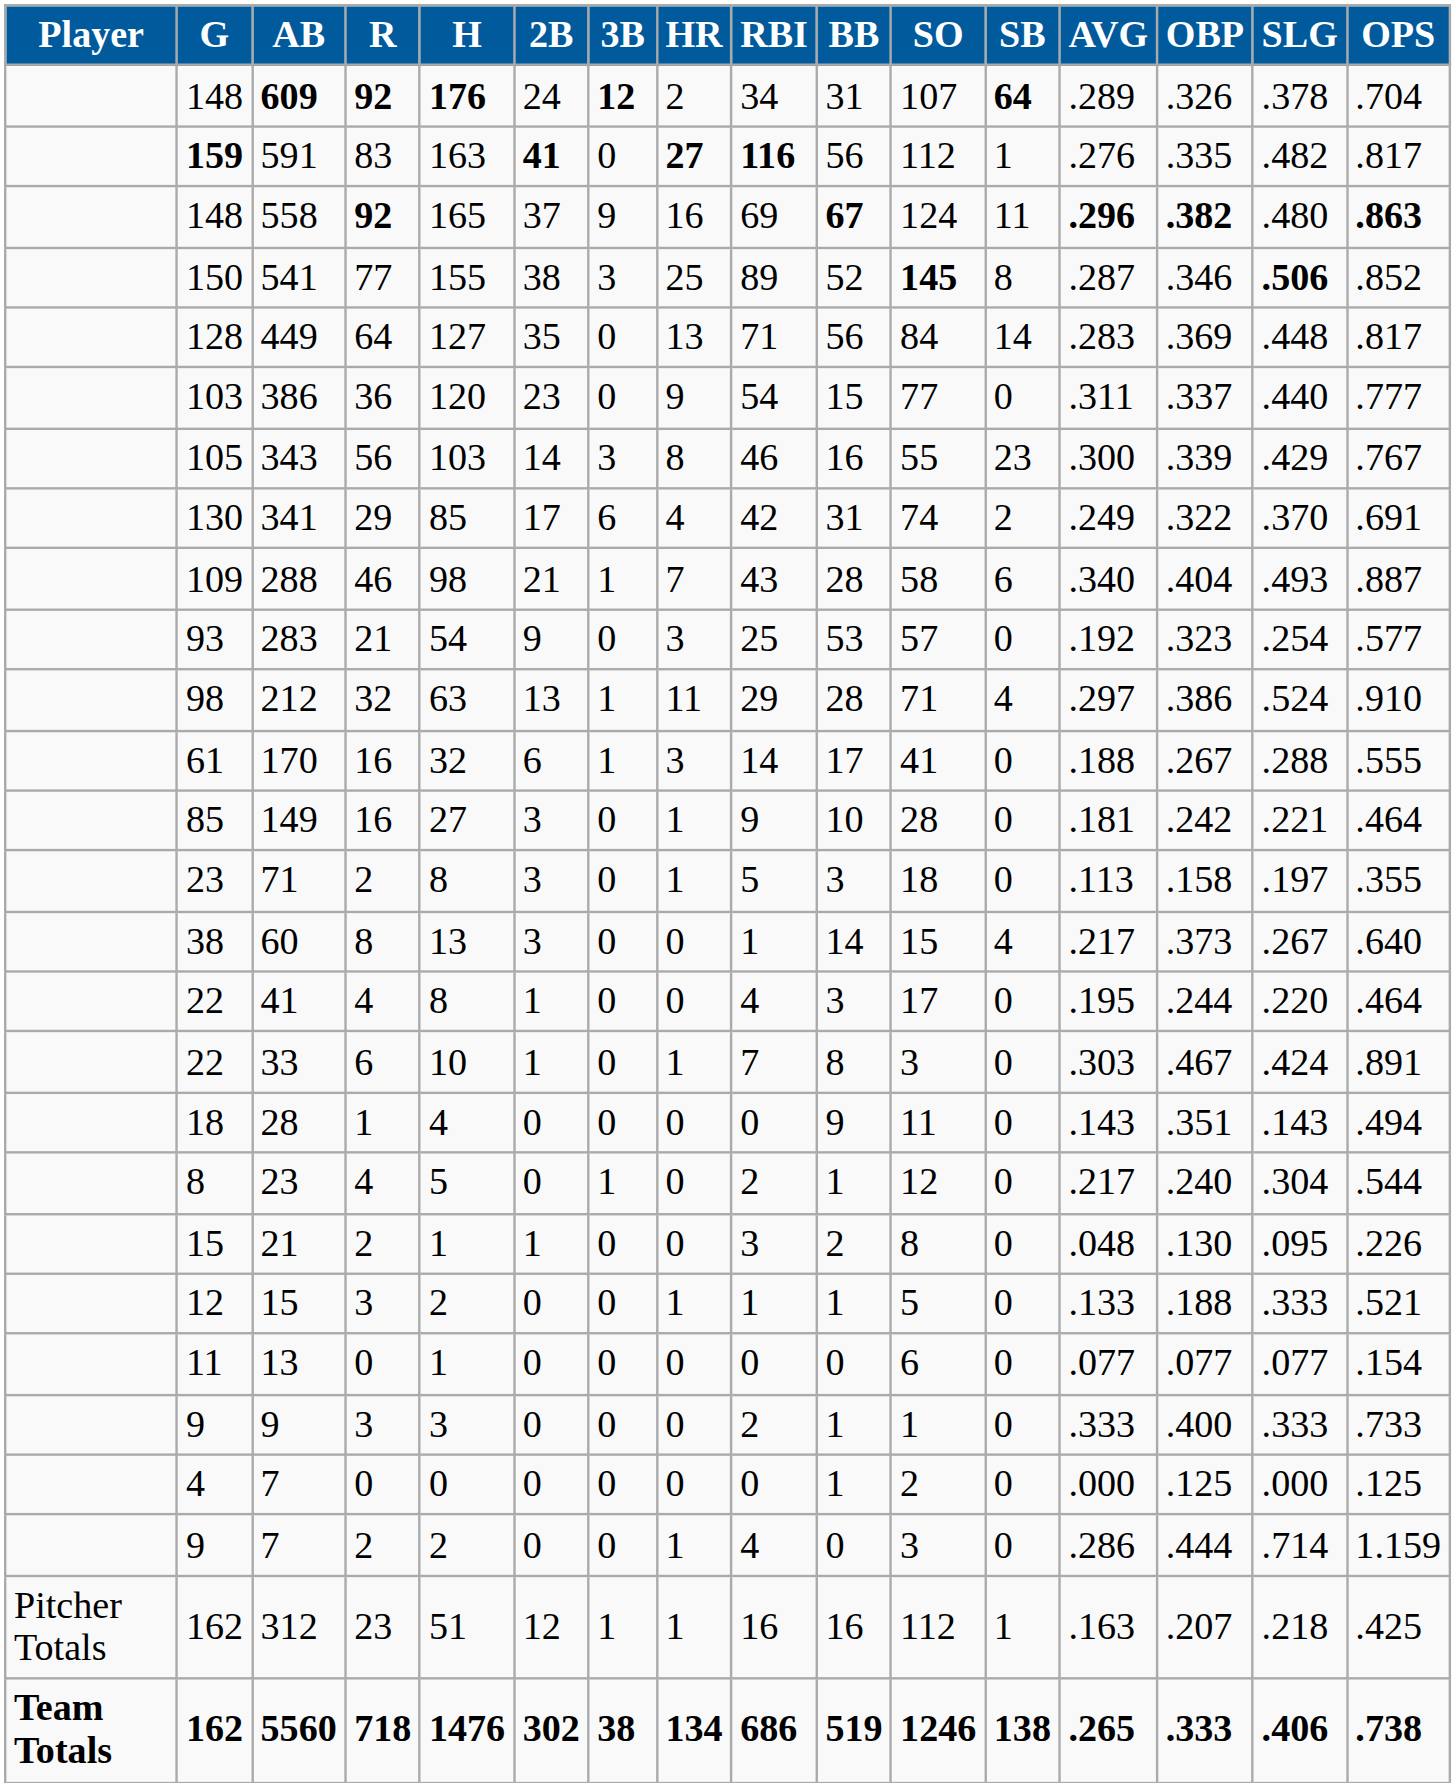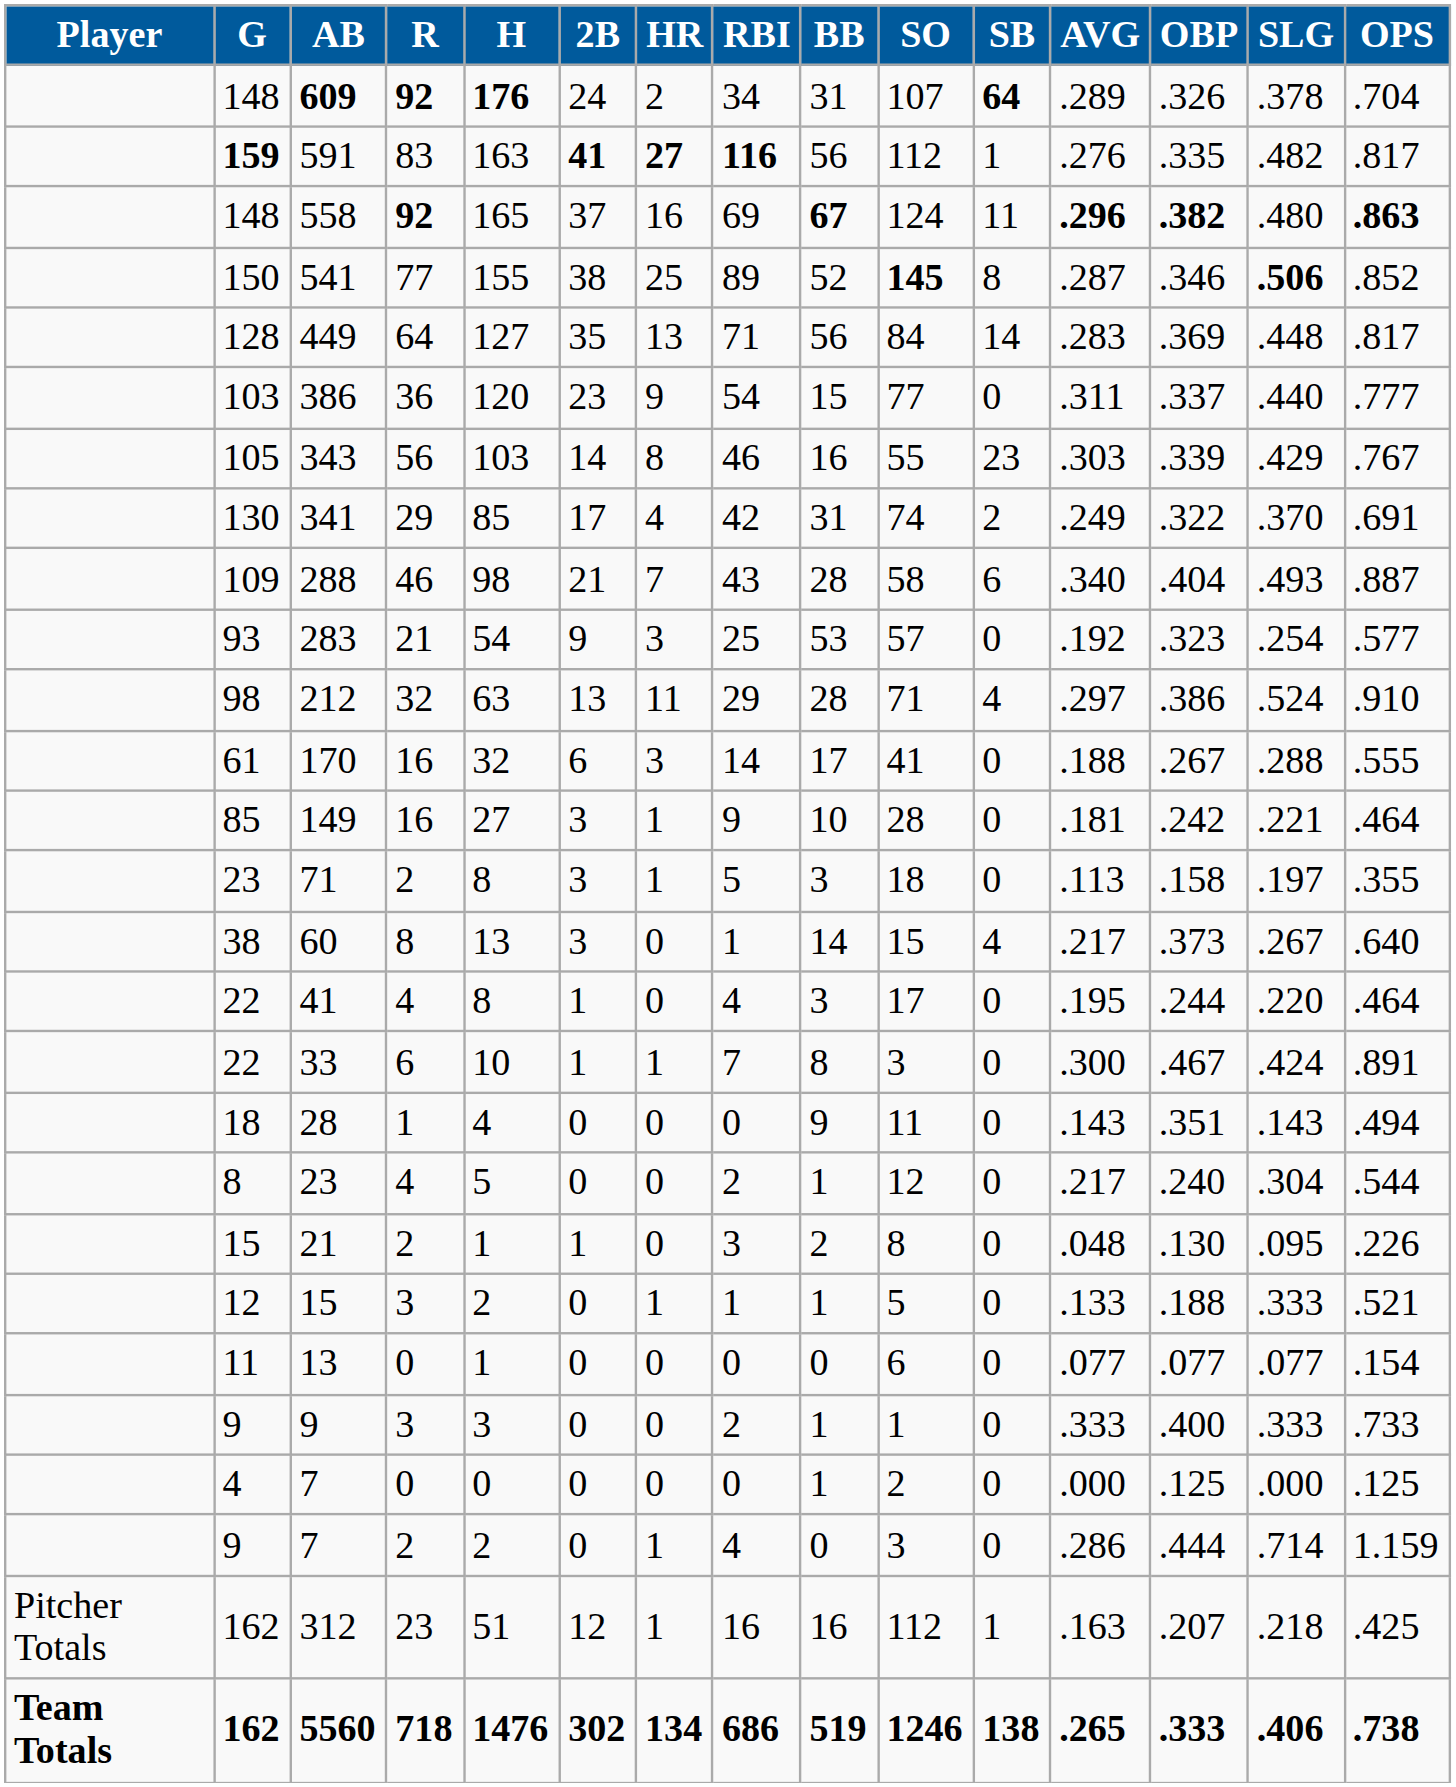- column: (623, 34)
(1102, 457) .300 -> (1093, 457) .303
(1102, 1061) .303 -> (1093, 1061) .300
